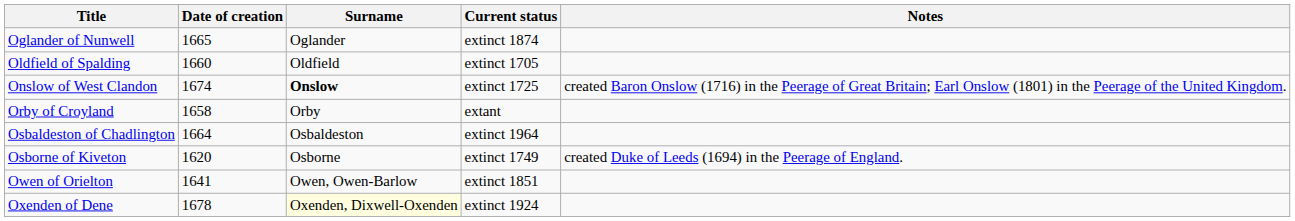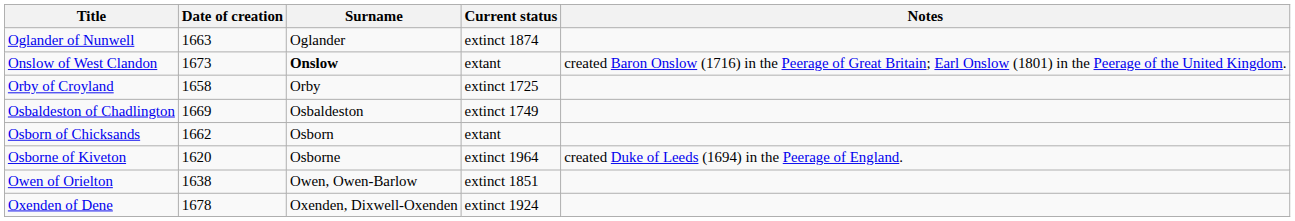(197, 39) 1665 -> (197, 39) 1663
- row: (69, 63)
(197, 87) 1674 -> (197, 63) 1673
(502, 87) extinct 1725 -> (483, 63) extant
(483, 110) extant -> (502, 87) extinct 1725
(197, 134) 1664 -> (197, 110) 1669
(502, 134) extinct 1964 -> (502, 110) extinct 1749
+ row: (74, 134)
(502, 157) extinct 1749 -> (502, 157) extinct 1964
(197, 181) 1641 -> (197, 181) 1638
(374, 205) lightyellow background -> (374, 205) no background
